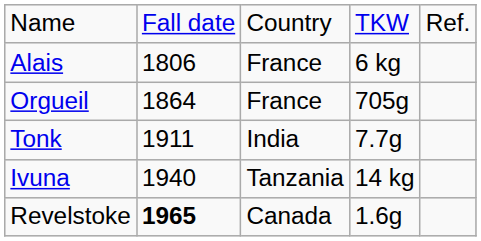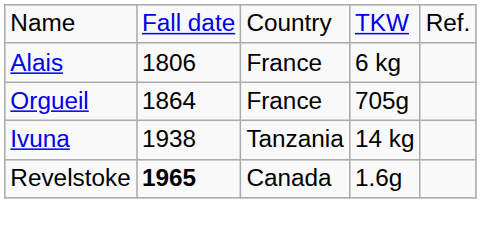- row: (36, 139)
(169, 178) 1940 -> (169, 139) 1938
